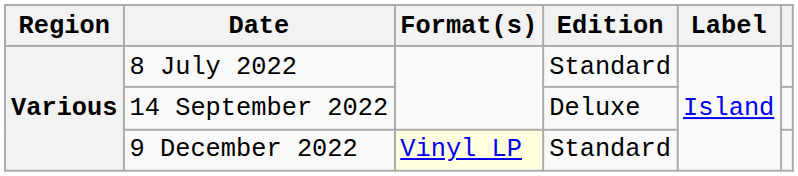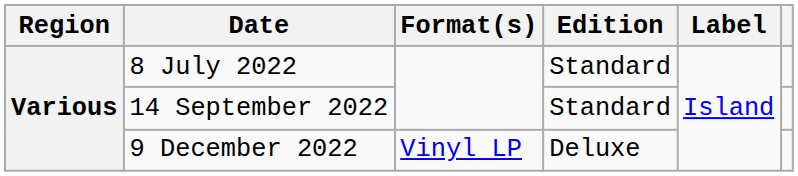(595, 108) Deluxe -> (610, 108) Standard
(461, 150) lightyellow background -> (461, 150) no background
(610, 150) Standard -> (595, 150) Deluxe
